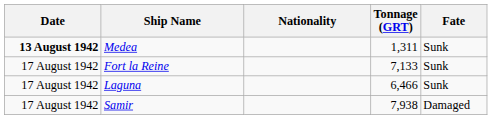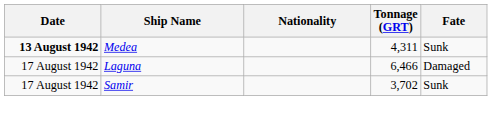(404, 47) 1,311 -> (404, 47) 4,311
- row: (136, 66)
(436, 85) Sunk -> (447, 66) Damaged
(404, 104) 7,938 -> (404, 85) 3,702
(447, 104) Damaged -> (436, 85) Sunk
